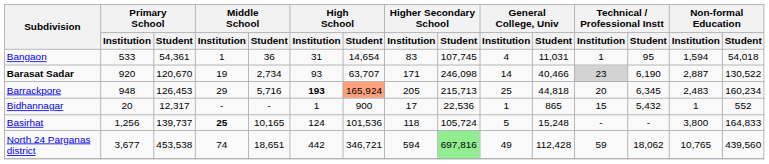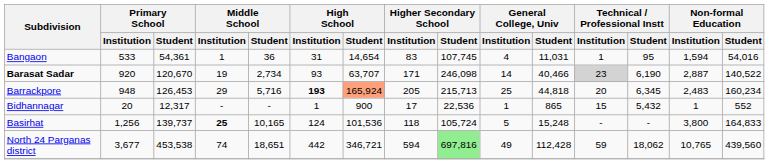(743, 57) 54,018 -> (743, 57) 54,016
(743, 73) 130,522 -> (743, 73) 140,522
